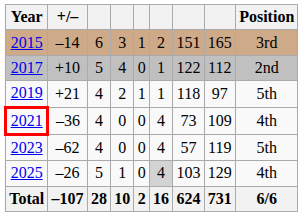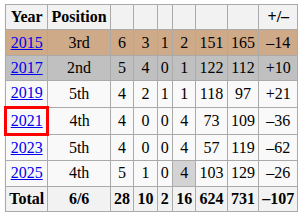columns swapped: (267, 17) <-> (68, 17)
